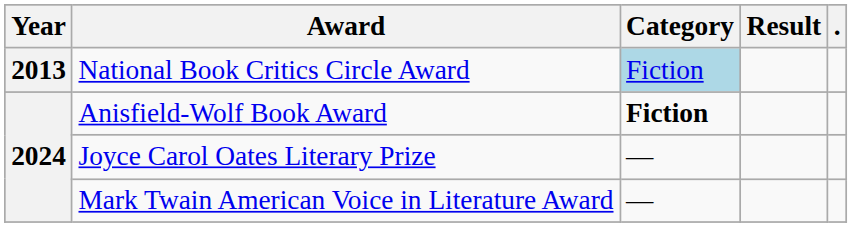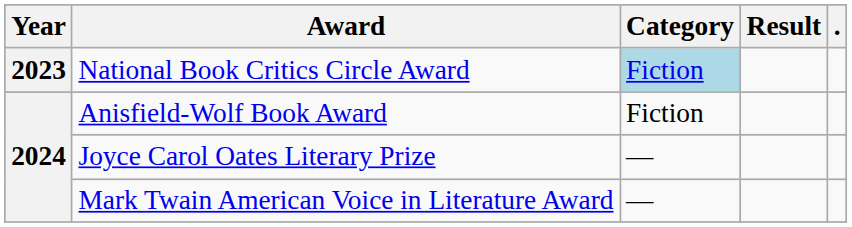(39, 69) 2013 -> (39, 69) 2023
(667, 112) bold -> (665, 112) normal
